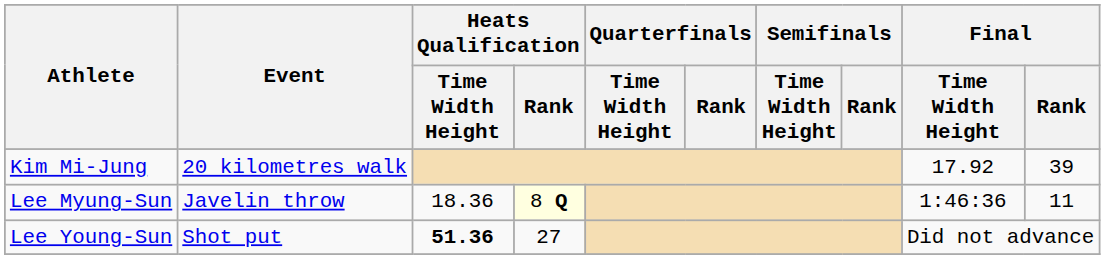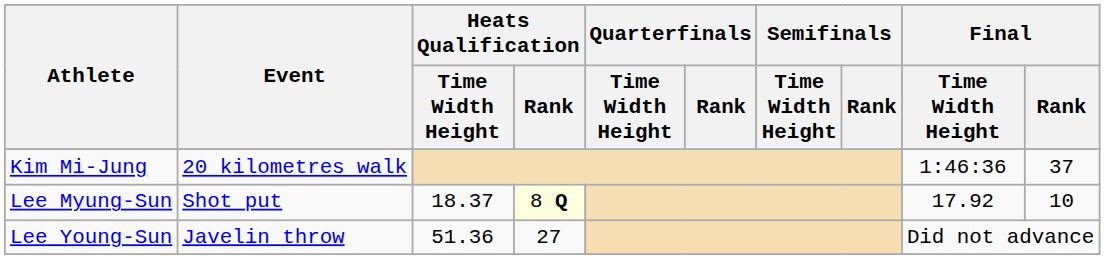(963, 167) 17.92 -> (963, 167) 1:46:36
(1062, 167) 39 -> (1062, 167) 37
(263, 202) Javelin throw -> (232, 202) Shot put
(463, 202) 18.36 -> (463, 202) 18.37
(963, 202) 1:46:36 -> (963, 202) 17.92
(1062, 202) 11 -> (1062, 202) 10
(232, 237) Shot put -> (263, 237) Javelin throw
(463, 237) bold -> (463, 237) normal
